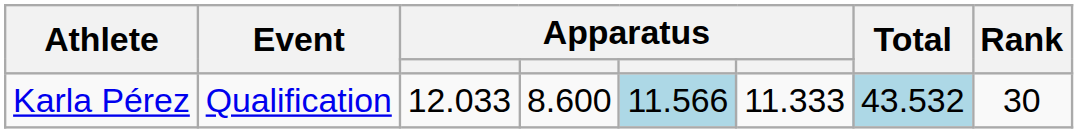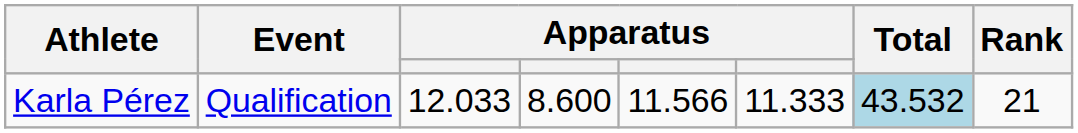(678, 101) lightblue background -> (678, 101) no background
(1022, 101) 30 -> (1022, 101) 21
